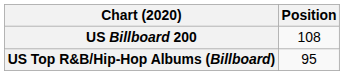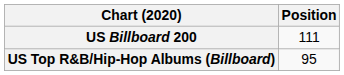(309, 37) 108 -> (309, 37) 111
